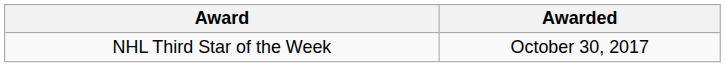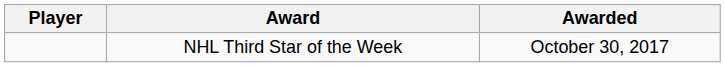+ column: (56, 18)
